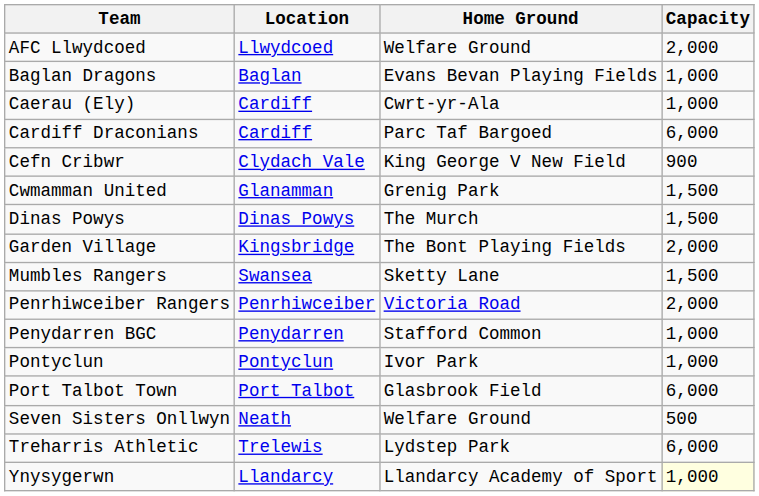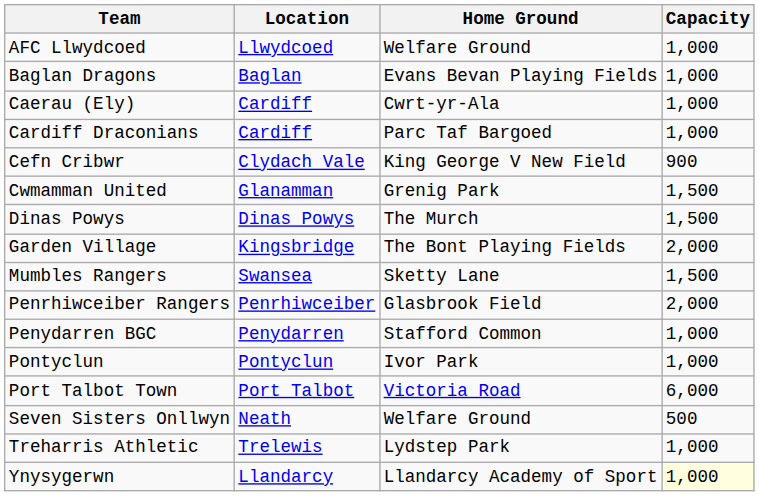(692, 48) 2,000 -> (692, 48) 1,000
(692, 133) 6,000 -> (692, 133) 1,000
(452, 305) Victoria Road -> (463, 305) Glasbrook Field
(463, 391) Glasbrook Field -> (452, 391) Victoria Road
(692, 448) 6,000 -> (692, 448) 1,000
